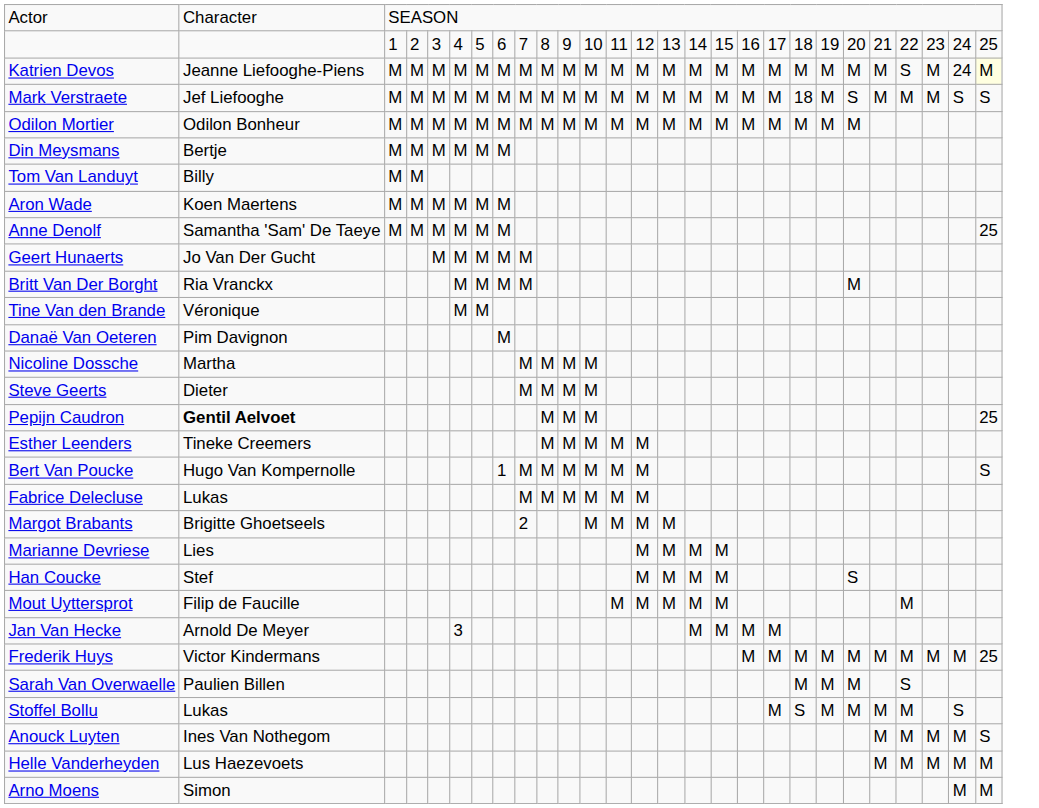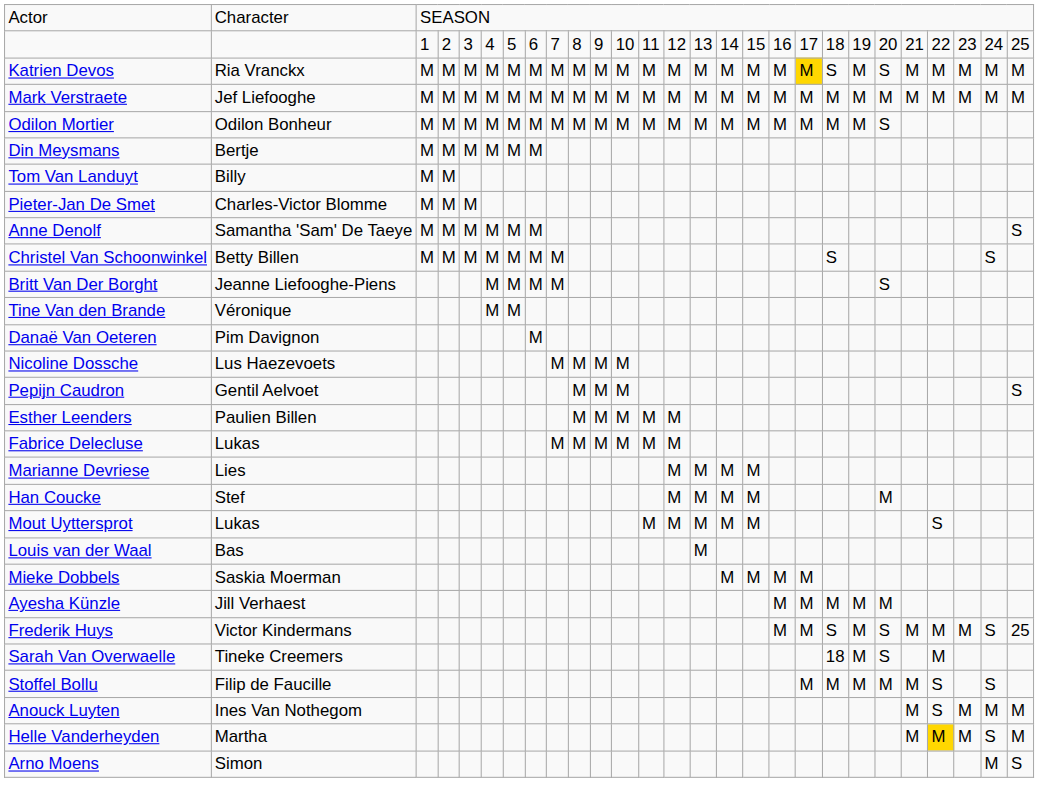(274, 71) Jeanne Liefooghe-Piens -> (260, 71) Ria Vranckx
(775, 71) no background -> (806, 71) gold background
(801, 71) M -> (831, 71) S
(854, 71) M -> (884, 71) S
(905, 71) S -> (939, 71) M
(962, 71) 24 -> (991, 71) M
(986, 71) lightyellow background -> (1018, 71) no background
(803, 97) 18 -> (833, 97) M
(853, 97) S -> (886, 97) M
(958, 97) S -> (991, 97) M
(985, 97) S -> (1018, 97) M
(854, 124) M -> (884, 124) S
+ row: (82, 204)
- row: (50, 204)
(988, 230) 25 -> (1016, 230) S
+ row: (108, 257)
- row: (66, 257)
(228, 284) Ria Vranckx -> (305, 284) Jeanne Liefooghe-Piens
(854, 284) M -> (884, 284) S
(209, 364) Martha -> (275, 364) Lus Haezevoets
- row: (57, 390)
(239, 417) bold -> (267, 390) normal
(988, 417) 25 -> (1016, 390) S
(247, 444) Tineke Creemers -> (266, 417) Paulien Billen
- row: (71, 470)
- row: (70, 524)
(853, 577) S -> (886, 497) M
(241, 603) Filip de Faucille -> (237, 524) Lukas
(907, 603) M -> (937, 524) S
+ row: (80, 550)
+ row: (64, 577)
- row: (65, 630)
+ row: (64, 603)
(801, 657) M -> (831, 630) S
(854, 657) M -> (884, 630) S
(960, 657) M -> (990, 630) S
(234, 683) Paulien Billen -> (279, 657) Tineke Creemers
(801, 683) M -> (835, 657) 18
(854, 683) M -> (884, 657) S
(905, 683) S -> (939, 657) M
(205, 710) Lukas -> (273, 683) Filip de Faucille
(800, 710) S -> (833, 683) M
(907, 710) M -> (937, 683) S
(907, 737) M -> (937, 710) S
(985, 737) S -> (1018, 710) M
(243, 763) Lus Haezevoets -> (241, 737) Martha
(907, 763) no background -> (939, 737) gold background
(960, 763) M -> (990, 737) S
(986, 790) M -> (1016, 763) S
